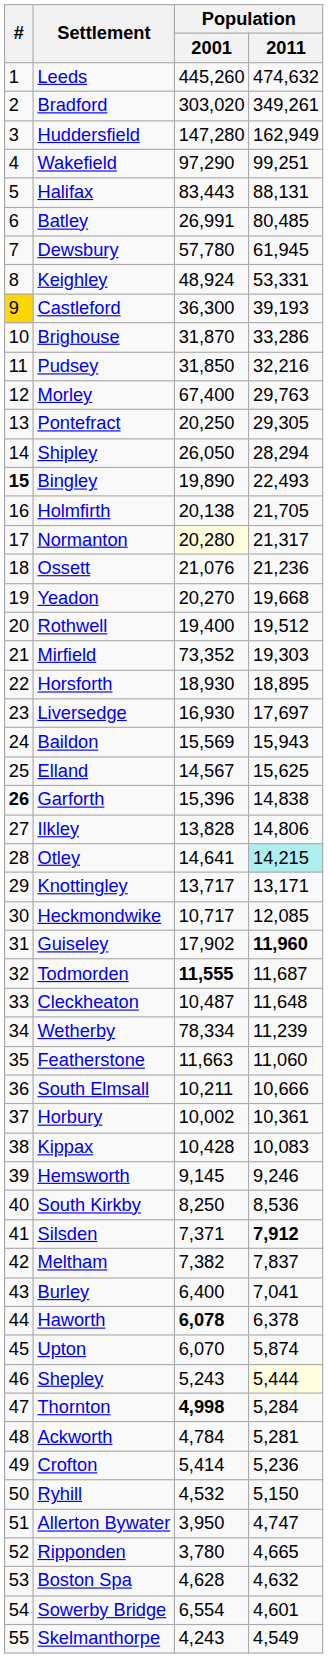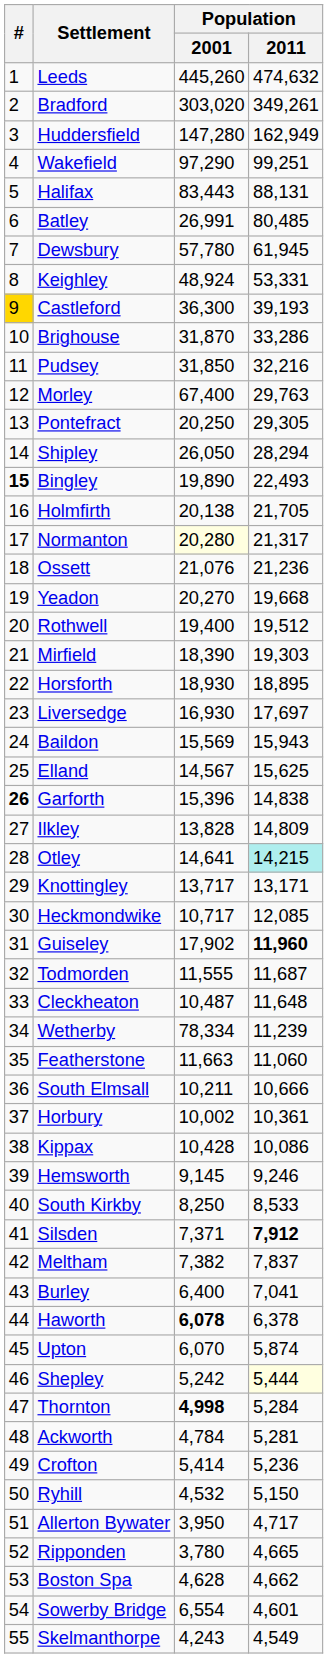(207, 655) 73,352 -> (207, 655) 18,390
(281, 828) 14,806 -> (281, 828) 14,809
(206, 973) bold -> (206, 973) normal
(281, 1147) 10,083 -> (281, 1147) 10,086
(276, 1204) 8,536 -> (276, 1204) 8,533
(202, 1378) 5,243 -> (202, 1378) 5,242
(276, 1523) 4,747 -> (276, 1523) 4,717
(276, 1581) 4,632 -> (276, 1581) 4,662
